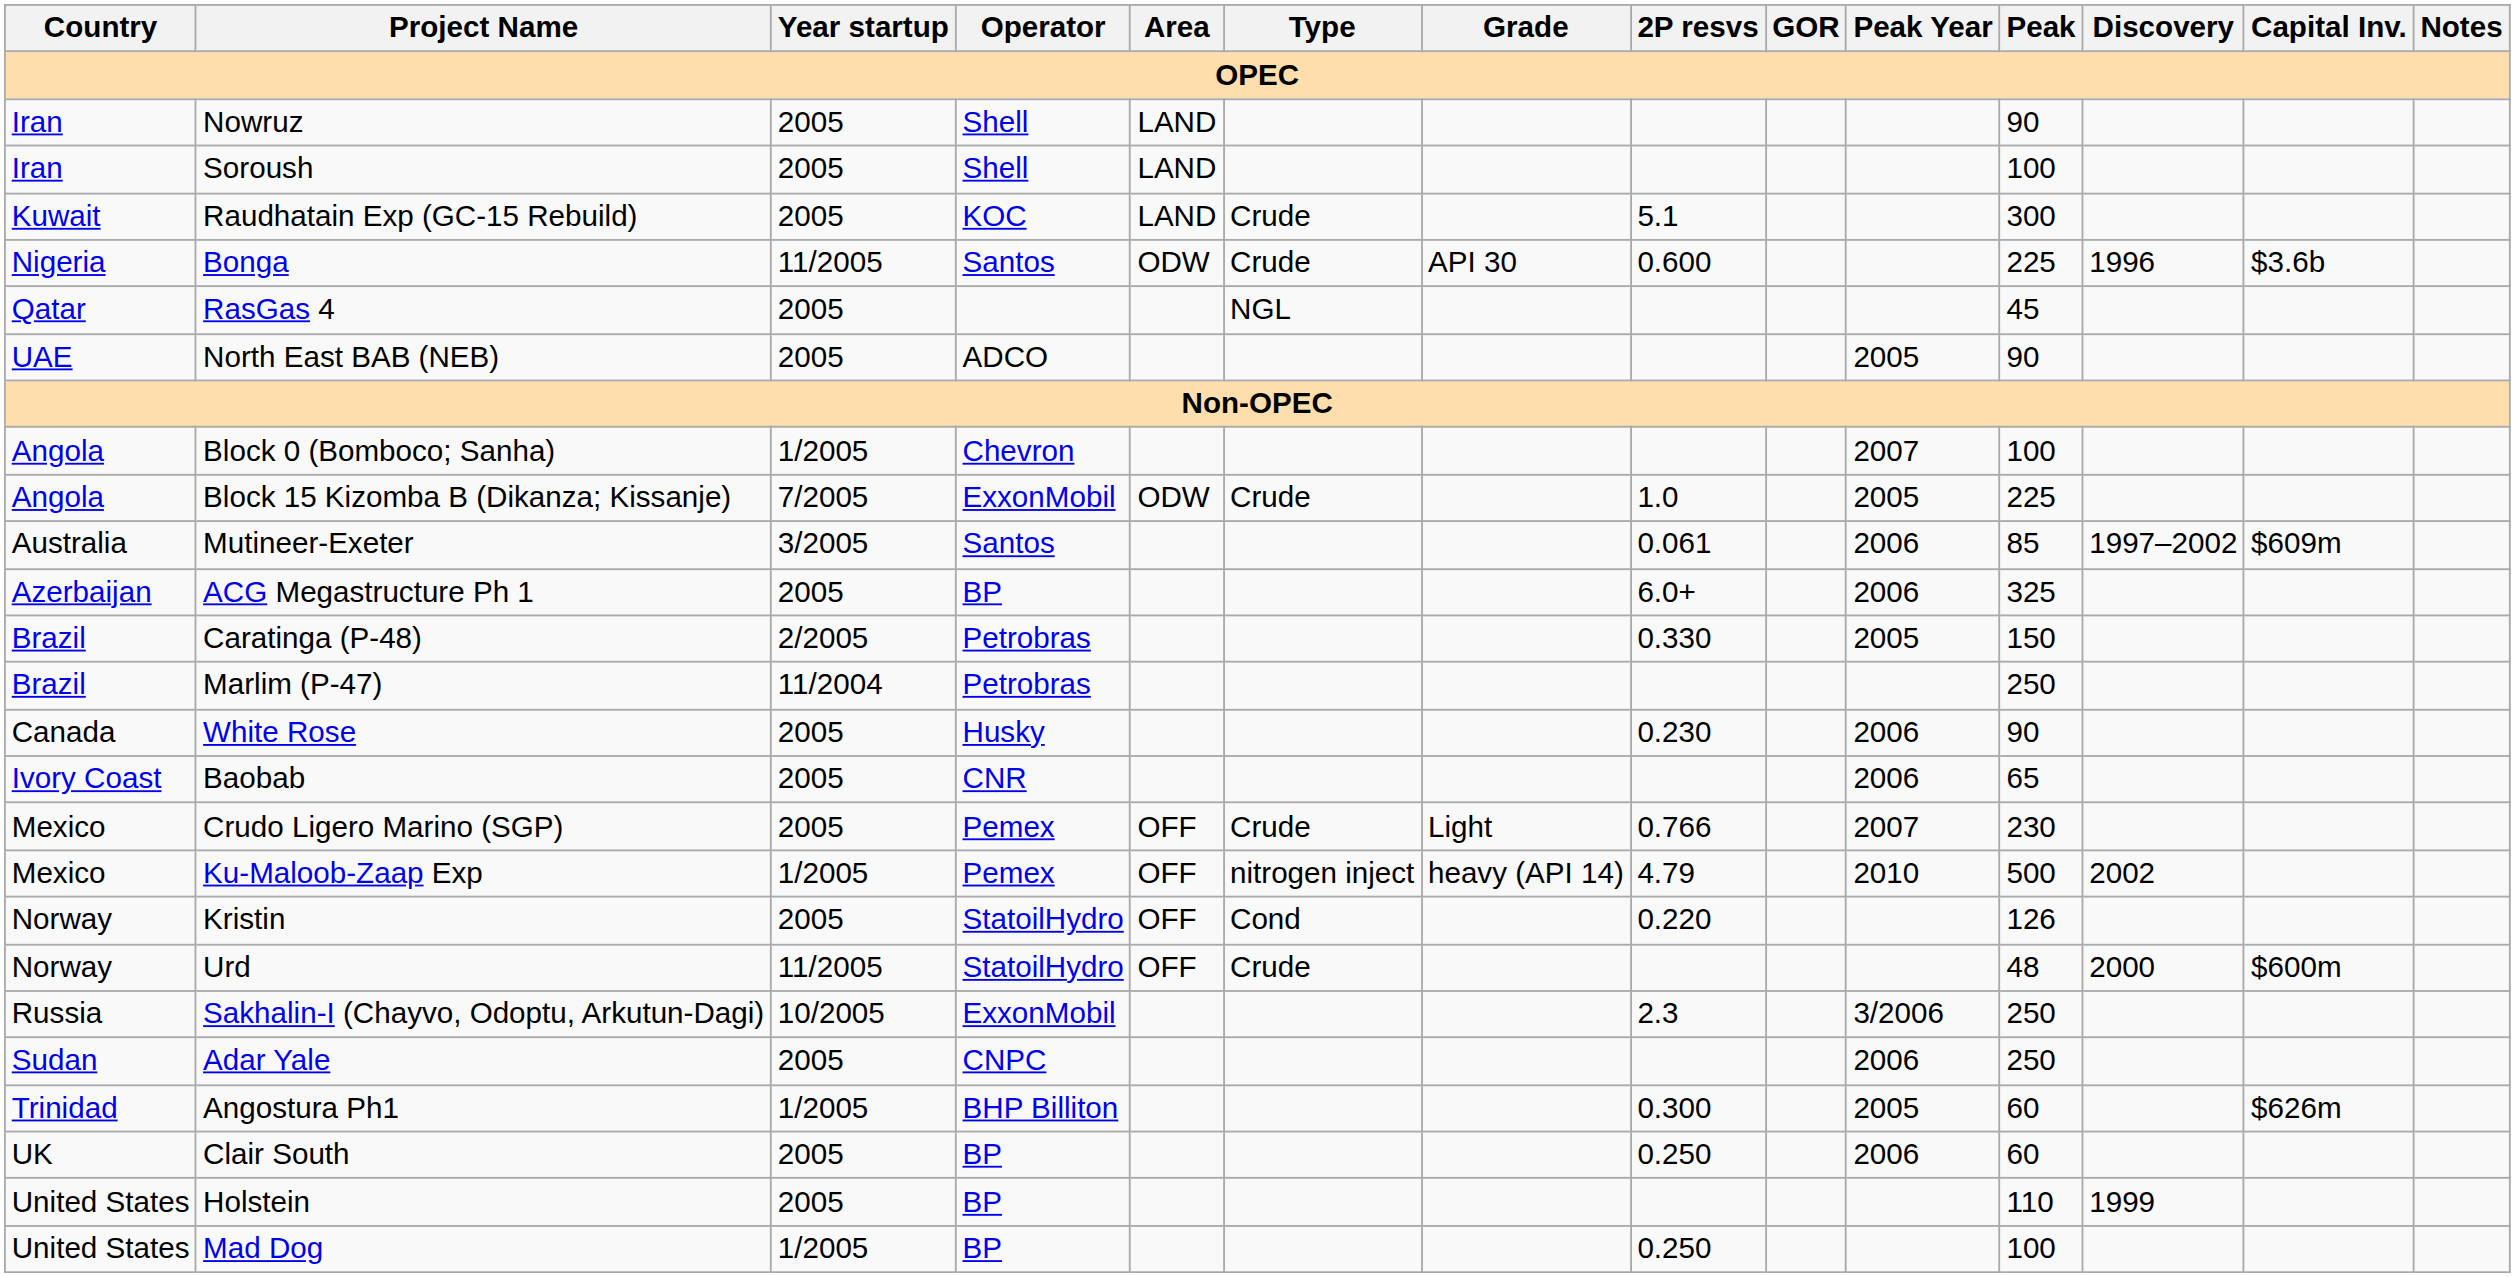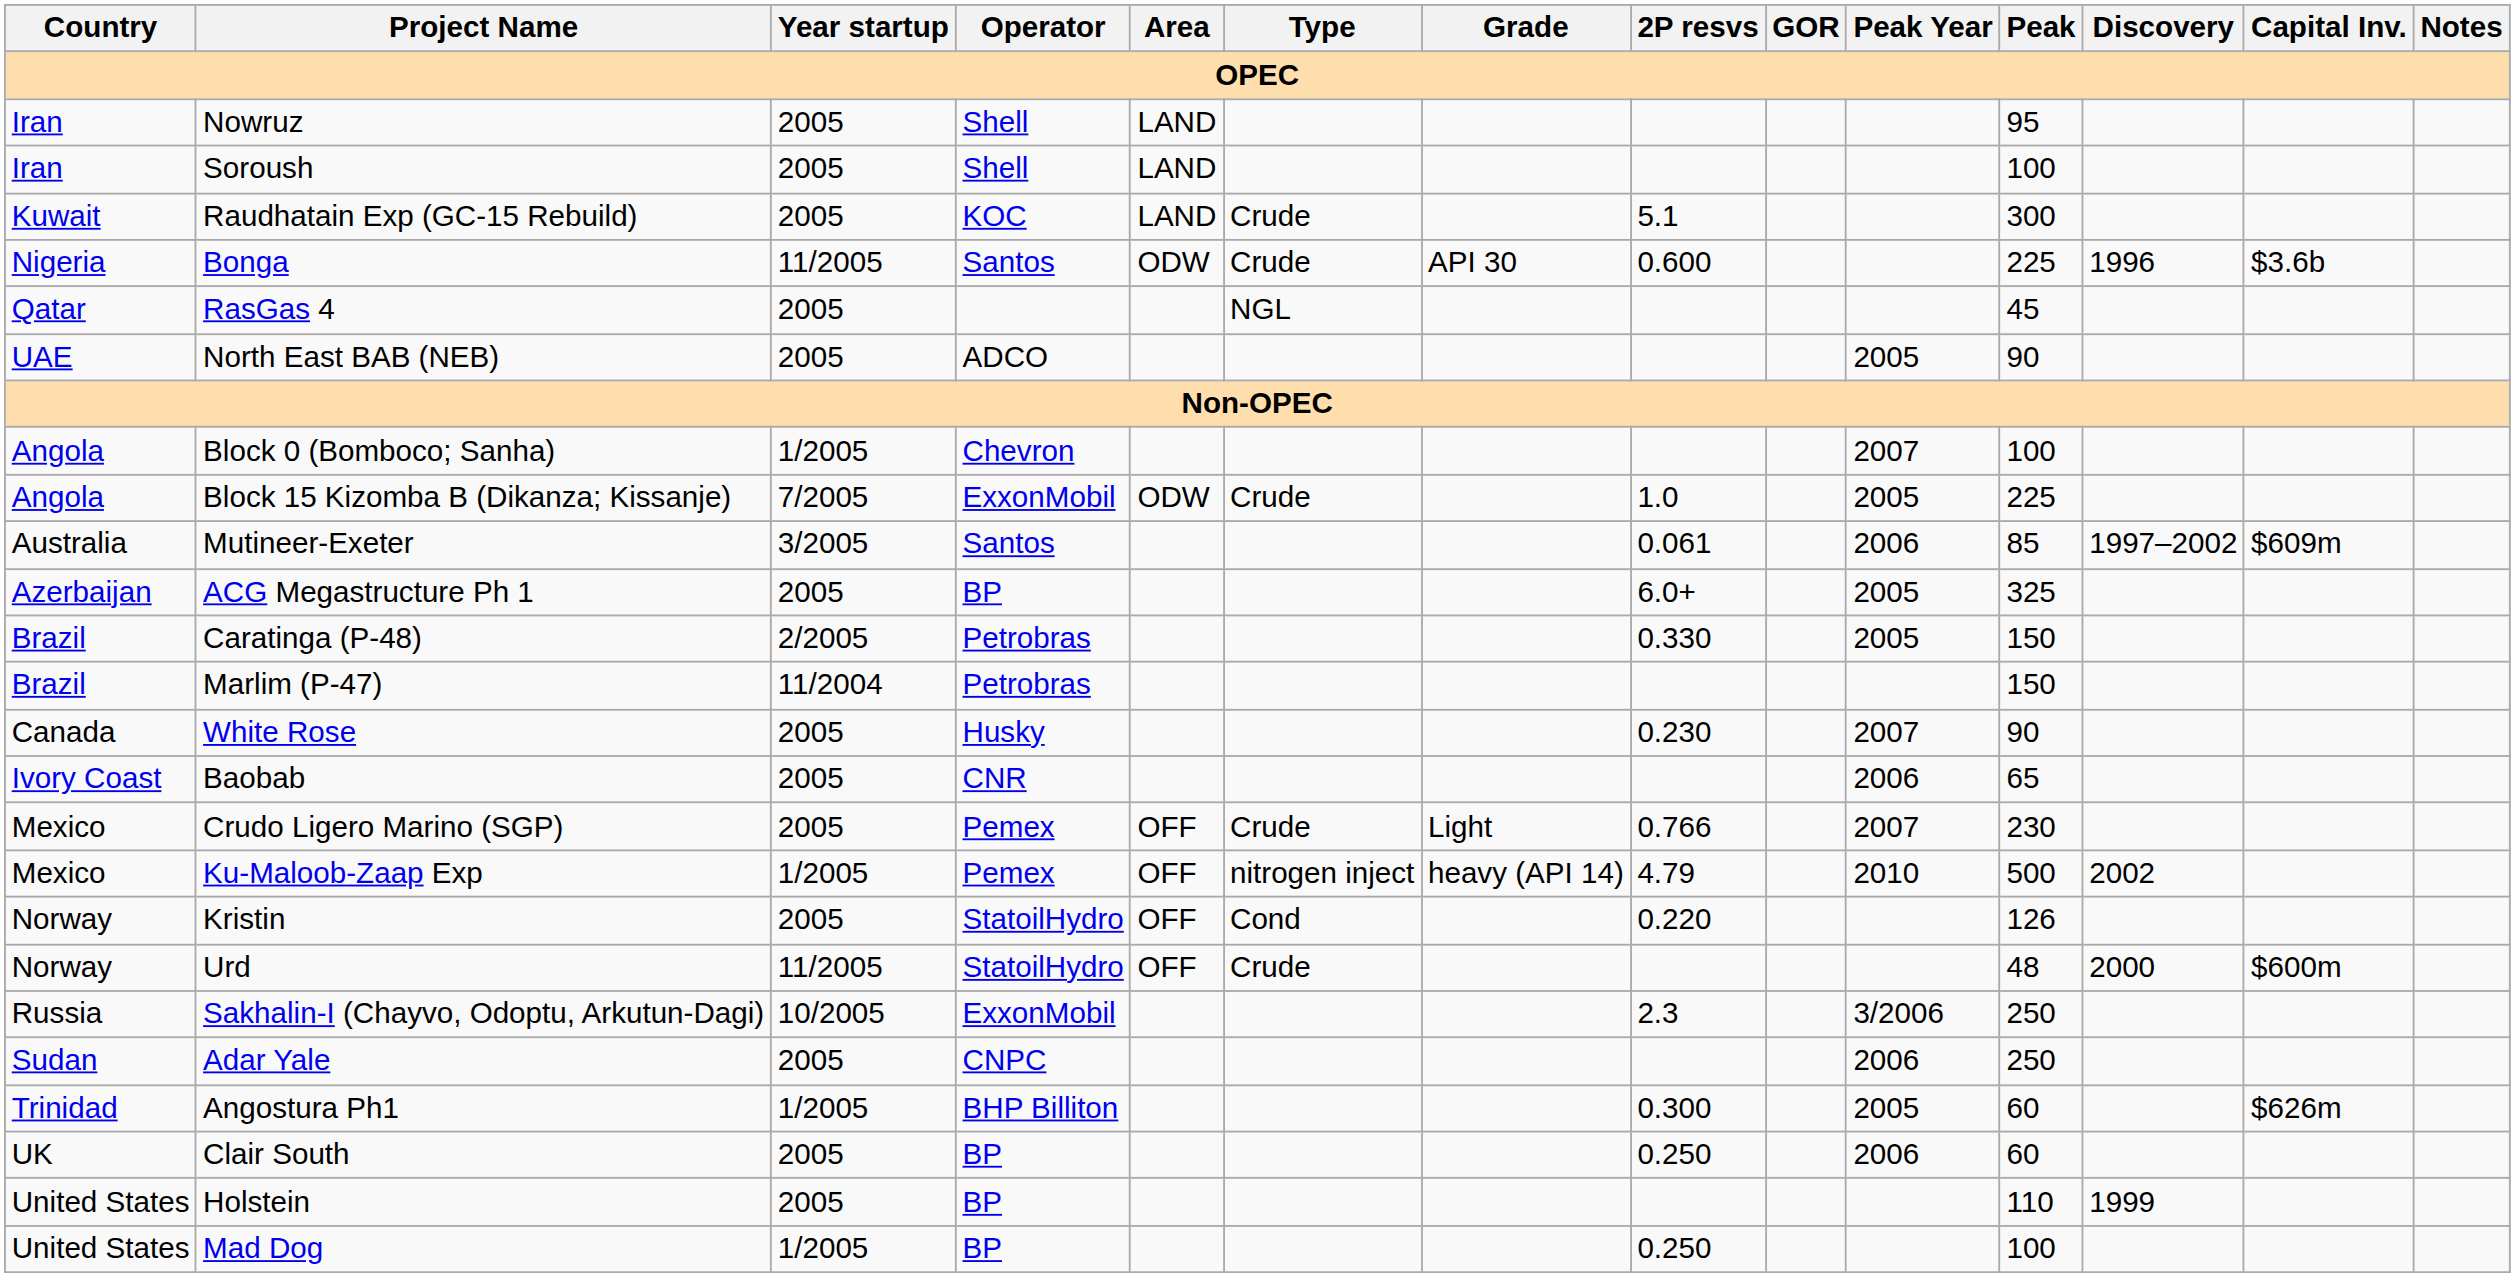(2023, 121) 90 -> (2023, 121) 95
(1886, 591) 2006 -> (1886, 591) 2005
(2031, 685) 250 -> (2031, 685) 150
(1886, 732) 2006 -> (1886, 732) 2007
